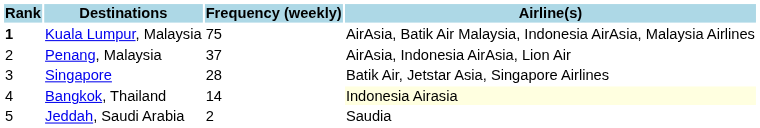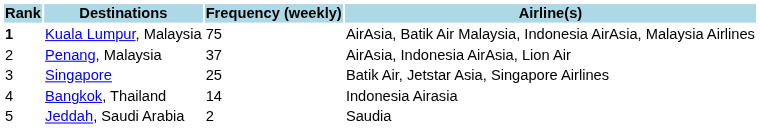(214, 75) 28 -> (214, 75) 25
(402, 96) lightyellow background -> (402, 96) no background
